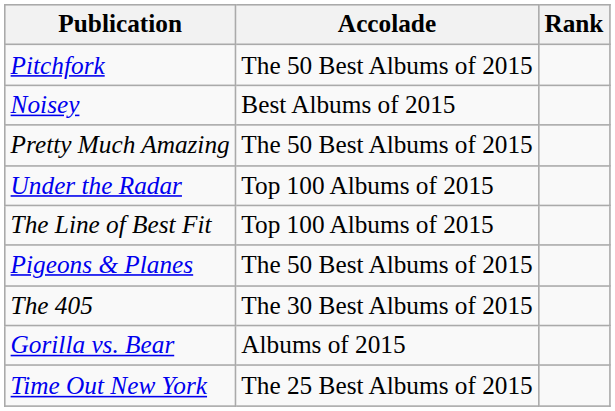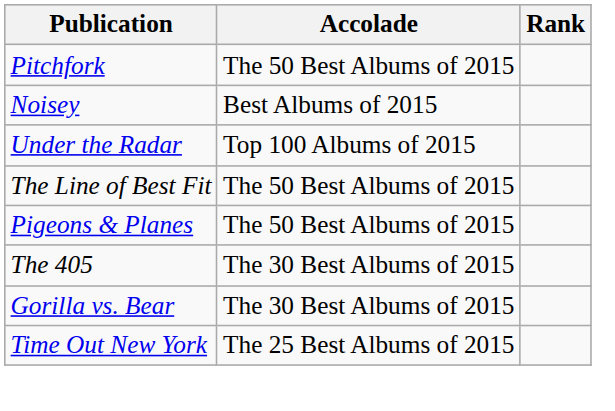- row: (120, 144)
(368, 225) Top 100 Albums of 2015 -> (369, 184) The 50 Best Albums of 2015
(323, 345) Albums of 2015 -> (369, 305) The 30 Best Albums of 2015
